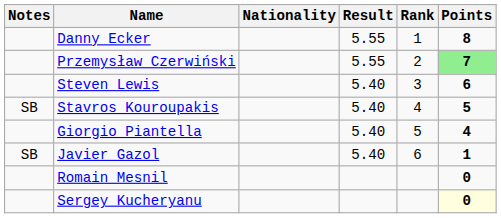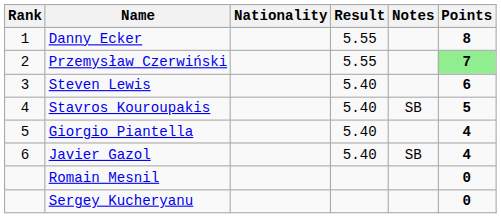columns swapped: (418, 16) <-> (29, 16)
(467, 155) 1 -> (467, 155) 4
(467, 201) lightyellow background -> (467, 201) no background
